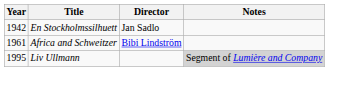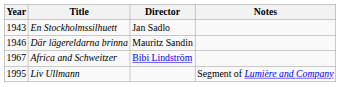(16, 27) 1942 -> (16, 27) 1943
+ row: (79, 43)
(16, 43) 1961 -> (16, 58) 1967
(254, 58) lightgrey background -> (265, 74) no background
